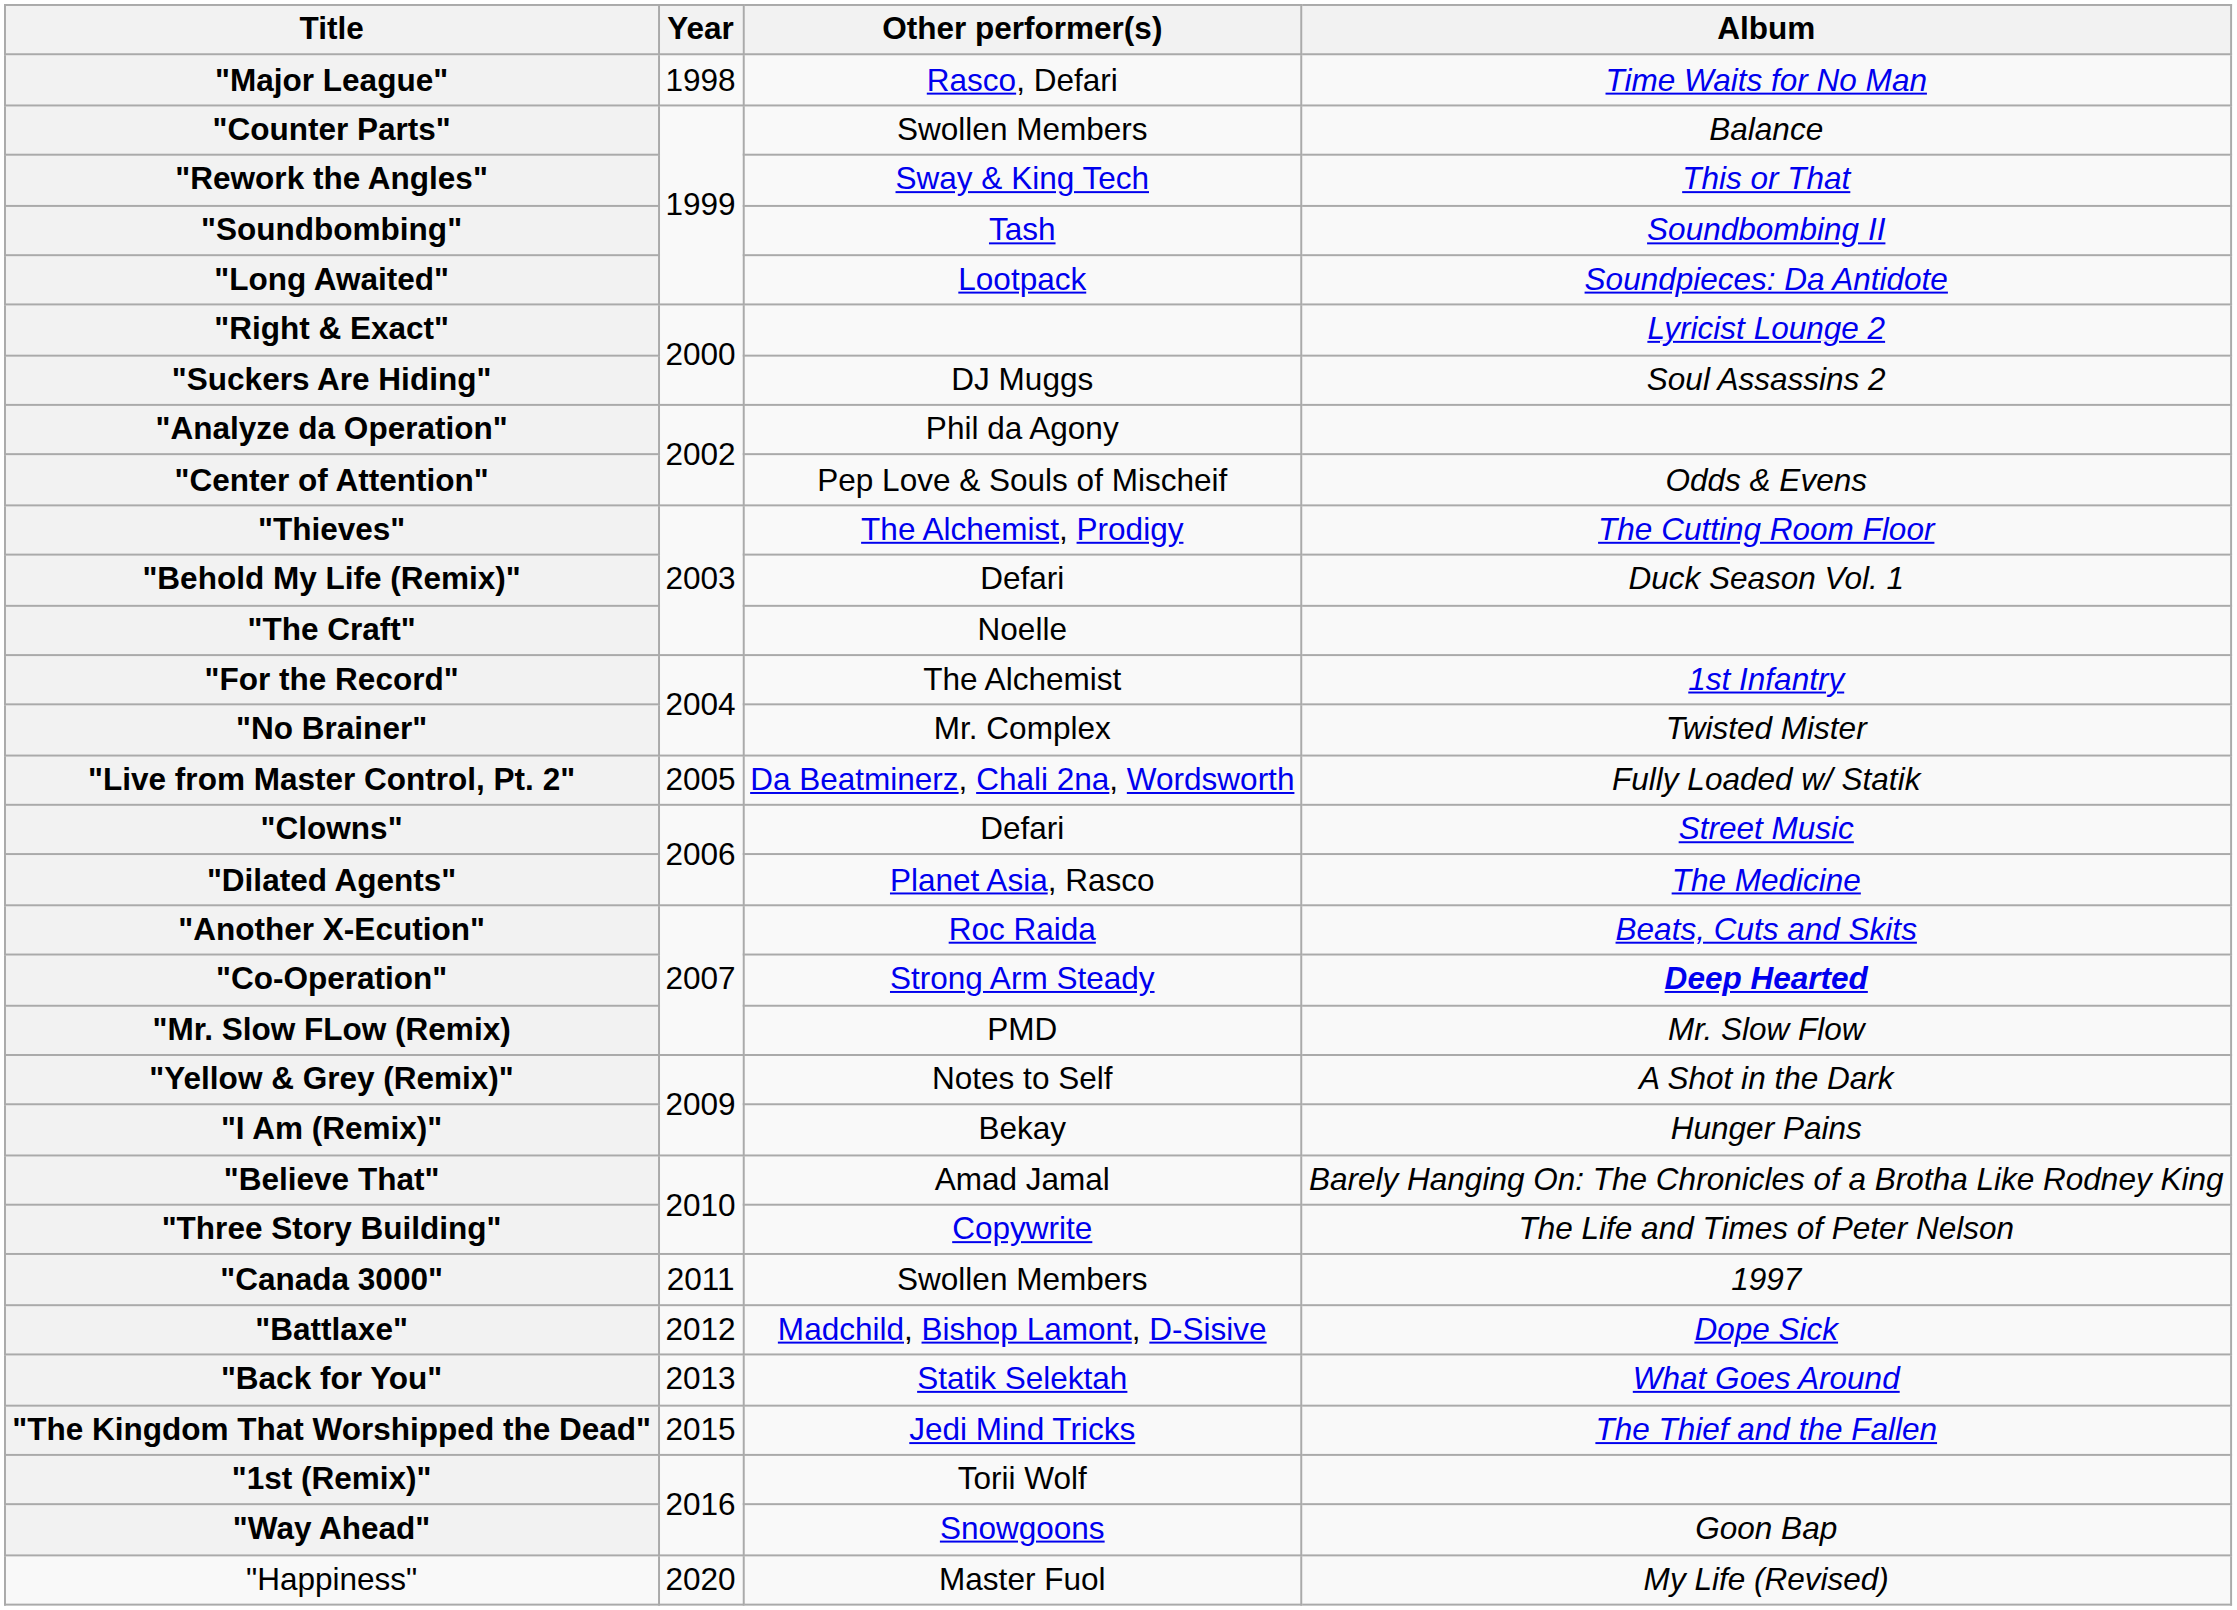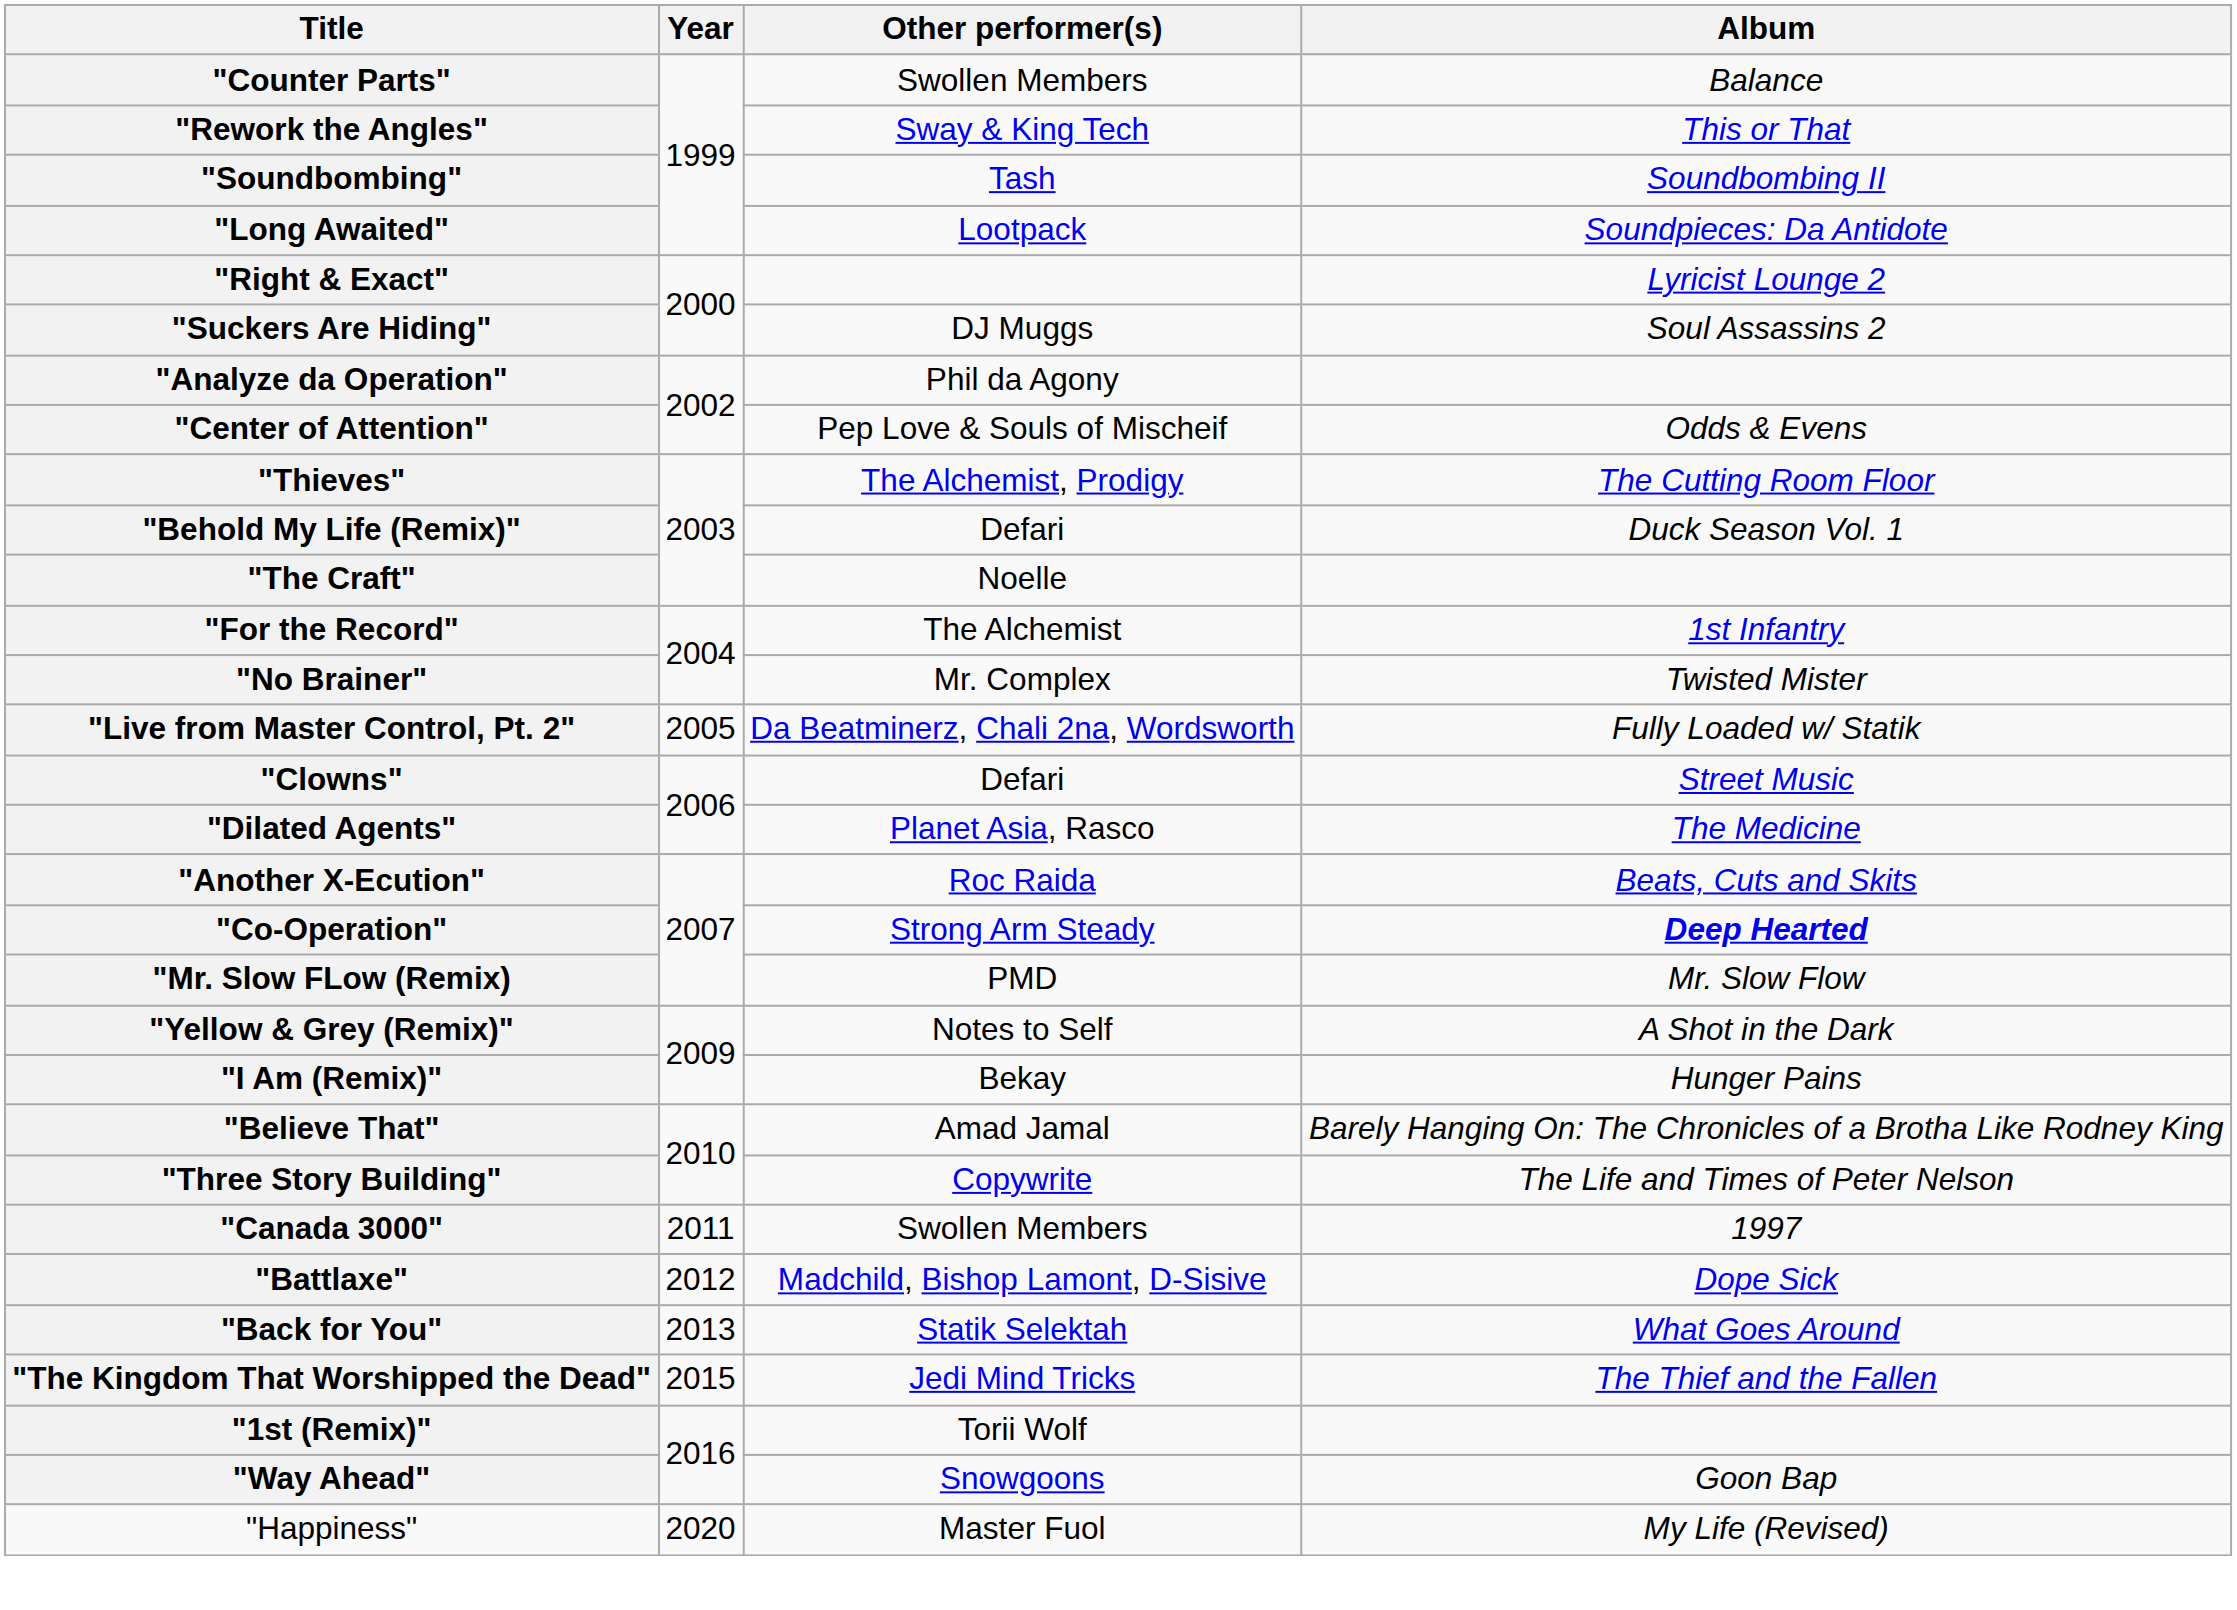- row: (332, 79)
